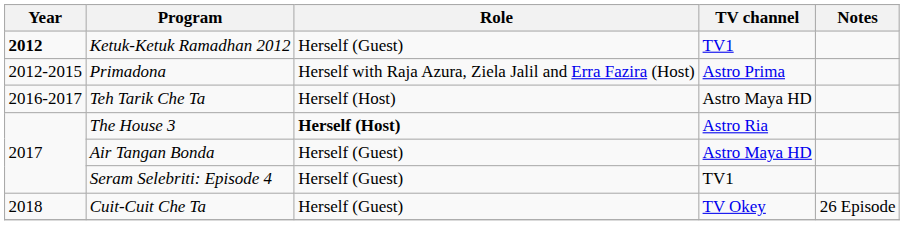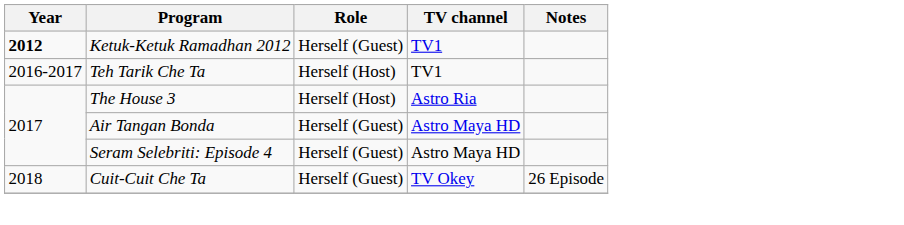- row: (128, 71)
(757, 98) Astro Maya HD -> (427, 71) TV1
(349, 125) bold -> (347, 98) normal
(718, 179) TV1 -> (466, 152) Astro Maya HD
